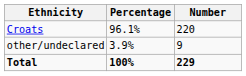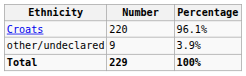columns swapped: (208, 13) <-> (141, 13)
